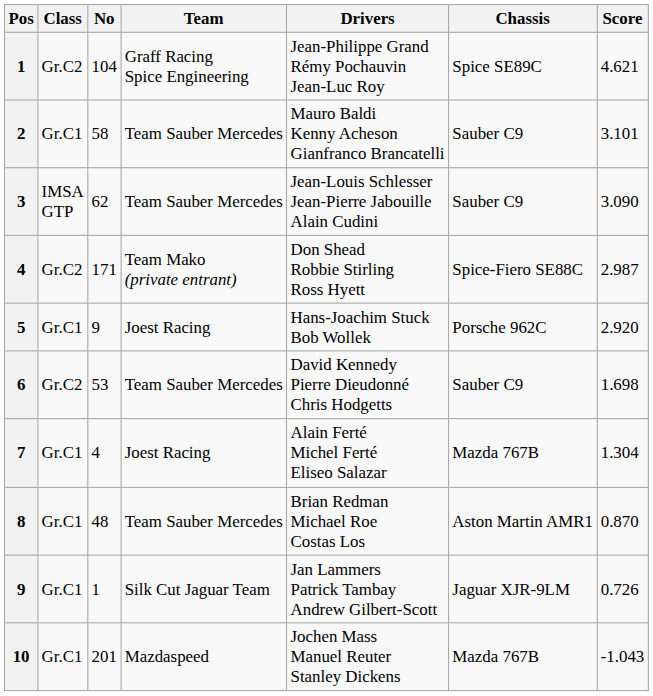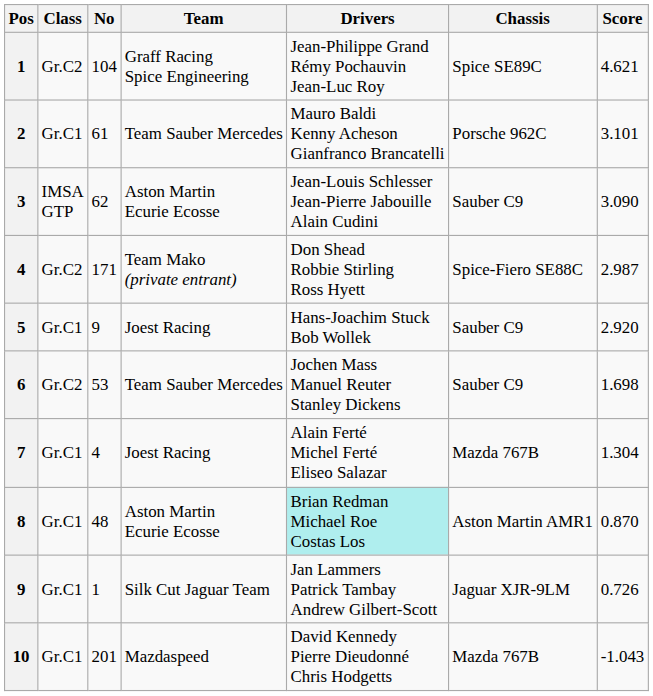(100, 134) 58 -> (100, 134) 61
(488, 134) Sauber C9 -> (499, 134) Porsche 962C
(204, 201) Team Sauber Mercedes -> (172, 201) Aston Martin Ecurie Ecosse
(499, 327) Porsche 962C -> (488, 327) Sauber C9
(350, 385) David Kennedy Pierre Dieudonné Chris Hodgetts -> (346, 385) Jochen Mass Manuel Reuter Stanley Dickens
(204, 520) Team Sauber Mercedes -> (172, 520) Aston Martin Ecurie Ecosse
(339, 520) no background -> (339, 520) paleturquoise background
(346, 656) Jochen Mass Manuel Reuter Stanley Dickens -> (350, 656) David Kennedy Pierre Dieudonné Chris Hodgetts
